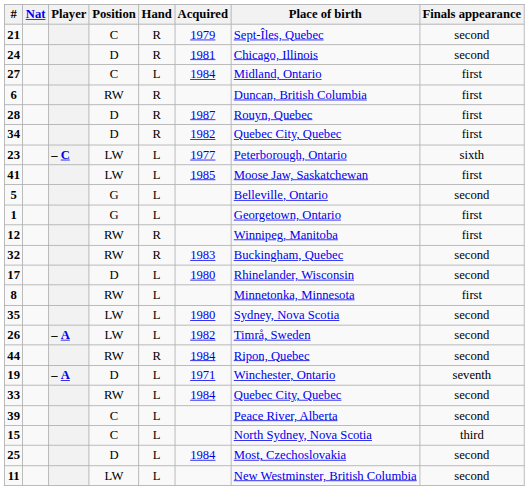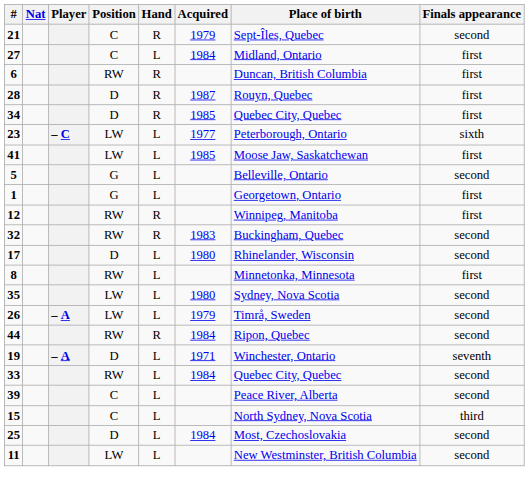- row: (14, 54)
(203, 134) 1982 -> (203, 114) 1985
(203, 335) 1982 -> (203, 315) 1979
